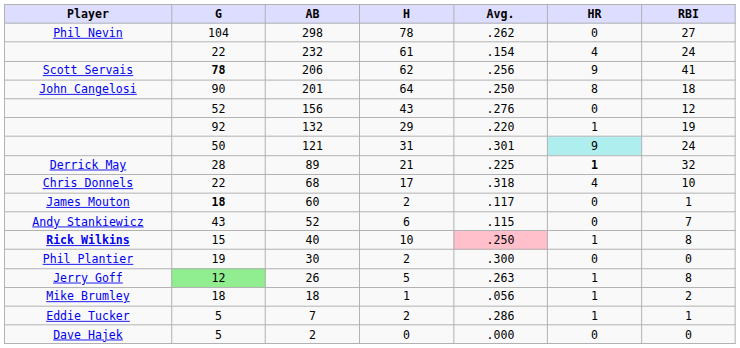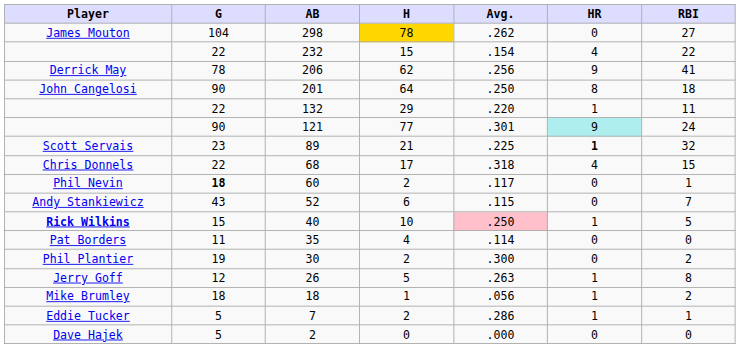(88, 33) Phil Nevin -> (88, 33) James Mouton
(406, 33) no background -> (406, 33) gold background
(406, 52) 61 -> (406, 52) 15
(688, 52) 24 -> (688, 52) 22
(88, 70) Scott Servais -> (88, 70) Derrick May
(219, 70) bold -> (219, 70) normal
- row: (312, 108)
(219, 127) 92 -> (219, 108) 22
(688, 127) 19 -> (688, 108) 11
(219, 146) 50 -> (219, 127) 90
(406, 146) 31 -> (406, 127) 77
(88, 165) Derrick May -> (88, 146) Scott Servais
(219, 165) 28 -> (219, 146) 23
(688, 184) 10 -> (688, 165) 15
(88, 202) James Mouton -> (88, 184) Phil Nevin
(688, 240) 8 -> (688, 221) 5
+ row: (312, 240)
(688, 259) 0 -> (688, 259) 2
(219, 278) lightgreen background -> (219, 278) no background
